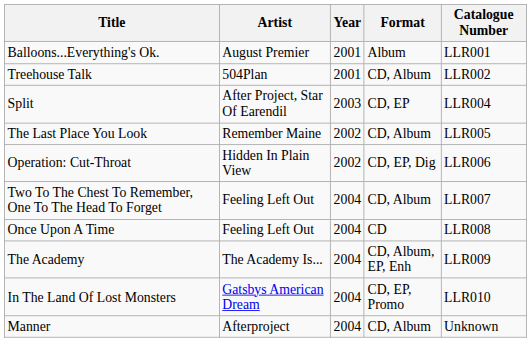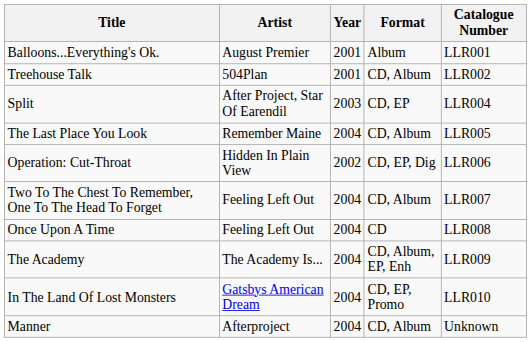(347, 133) 2002 -> (347, 133) 2004
